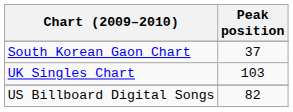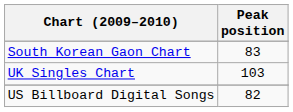(253, 52) 37 -> (253, 52) 83
